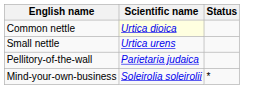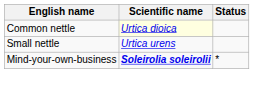- row: (49, 60)
(161, 76) normal -> (166, 60) bold
